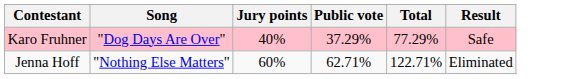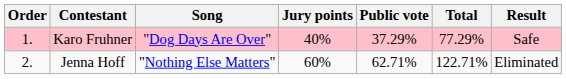+ column: (27, 16)
